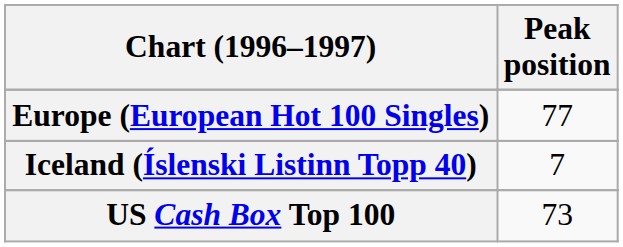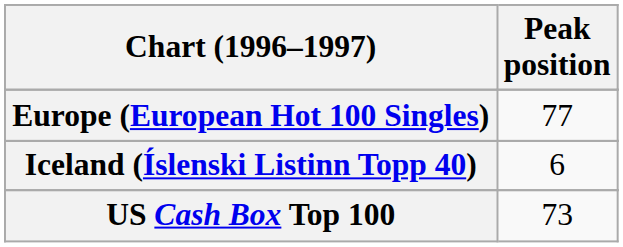(557, 164) 7 -> (557, 164) 6
